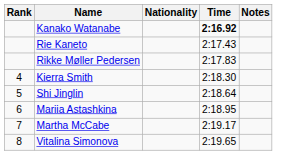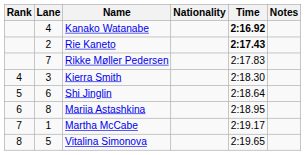+ column: (48, 12)
(219, 45) normal -> (248, 45) bold
